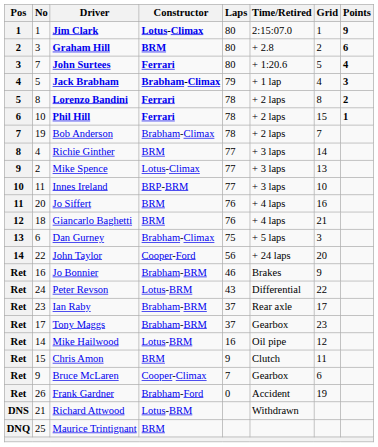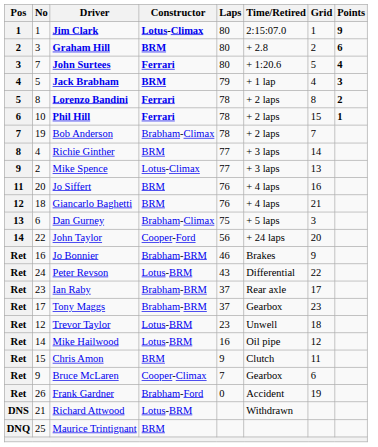(181, 82) Brabham-Climax -> (154, 82) BRM
- row: (80, 186)
+ row: (82, 324)
